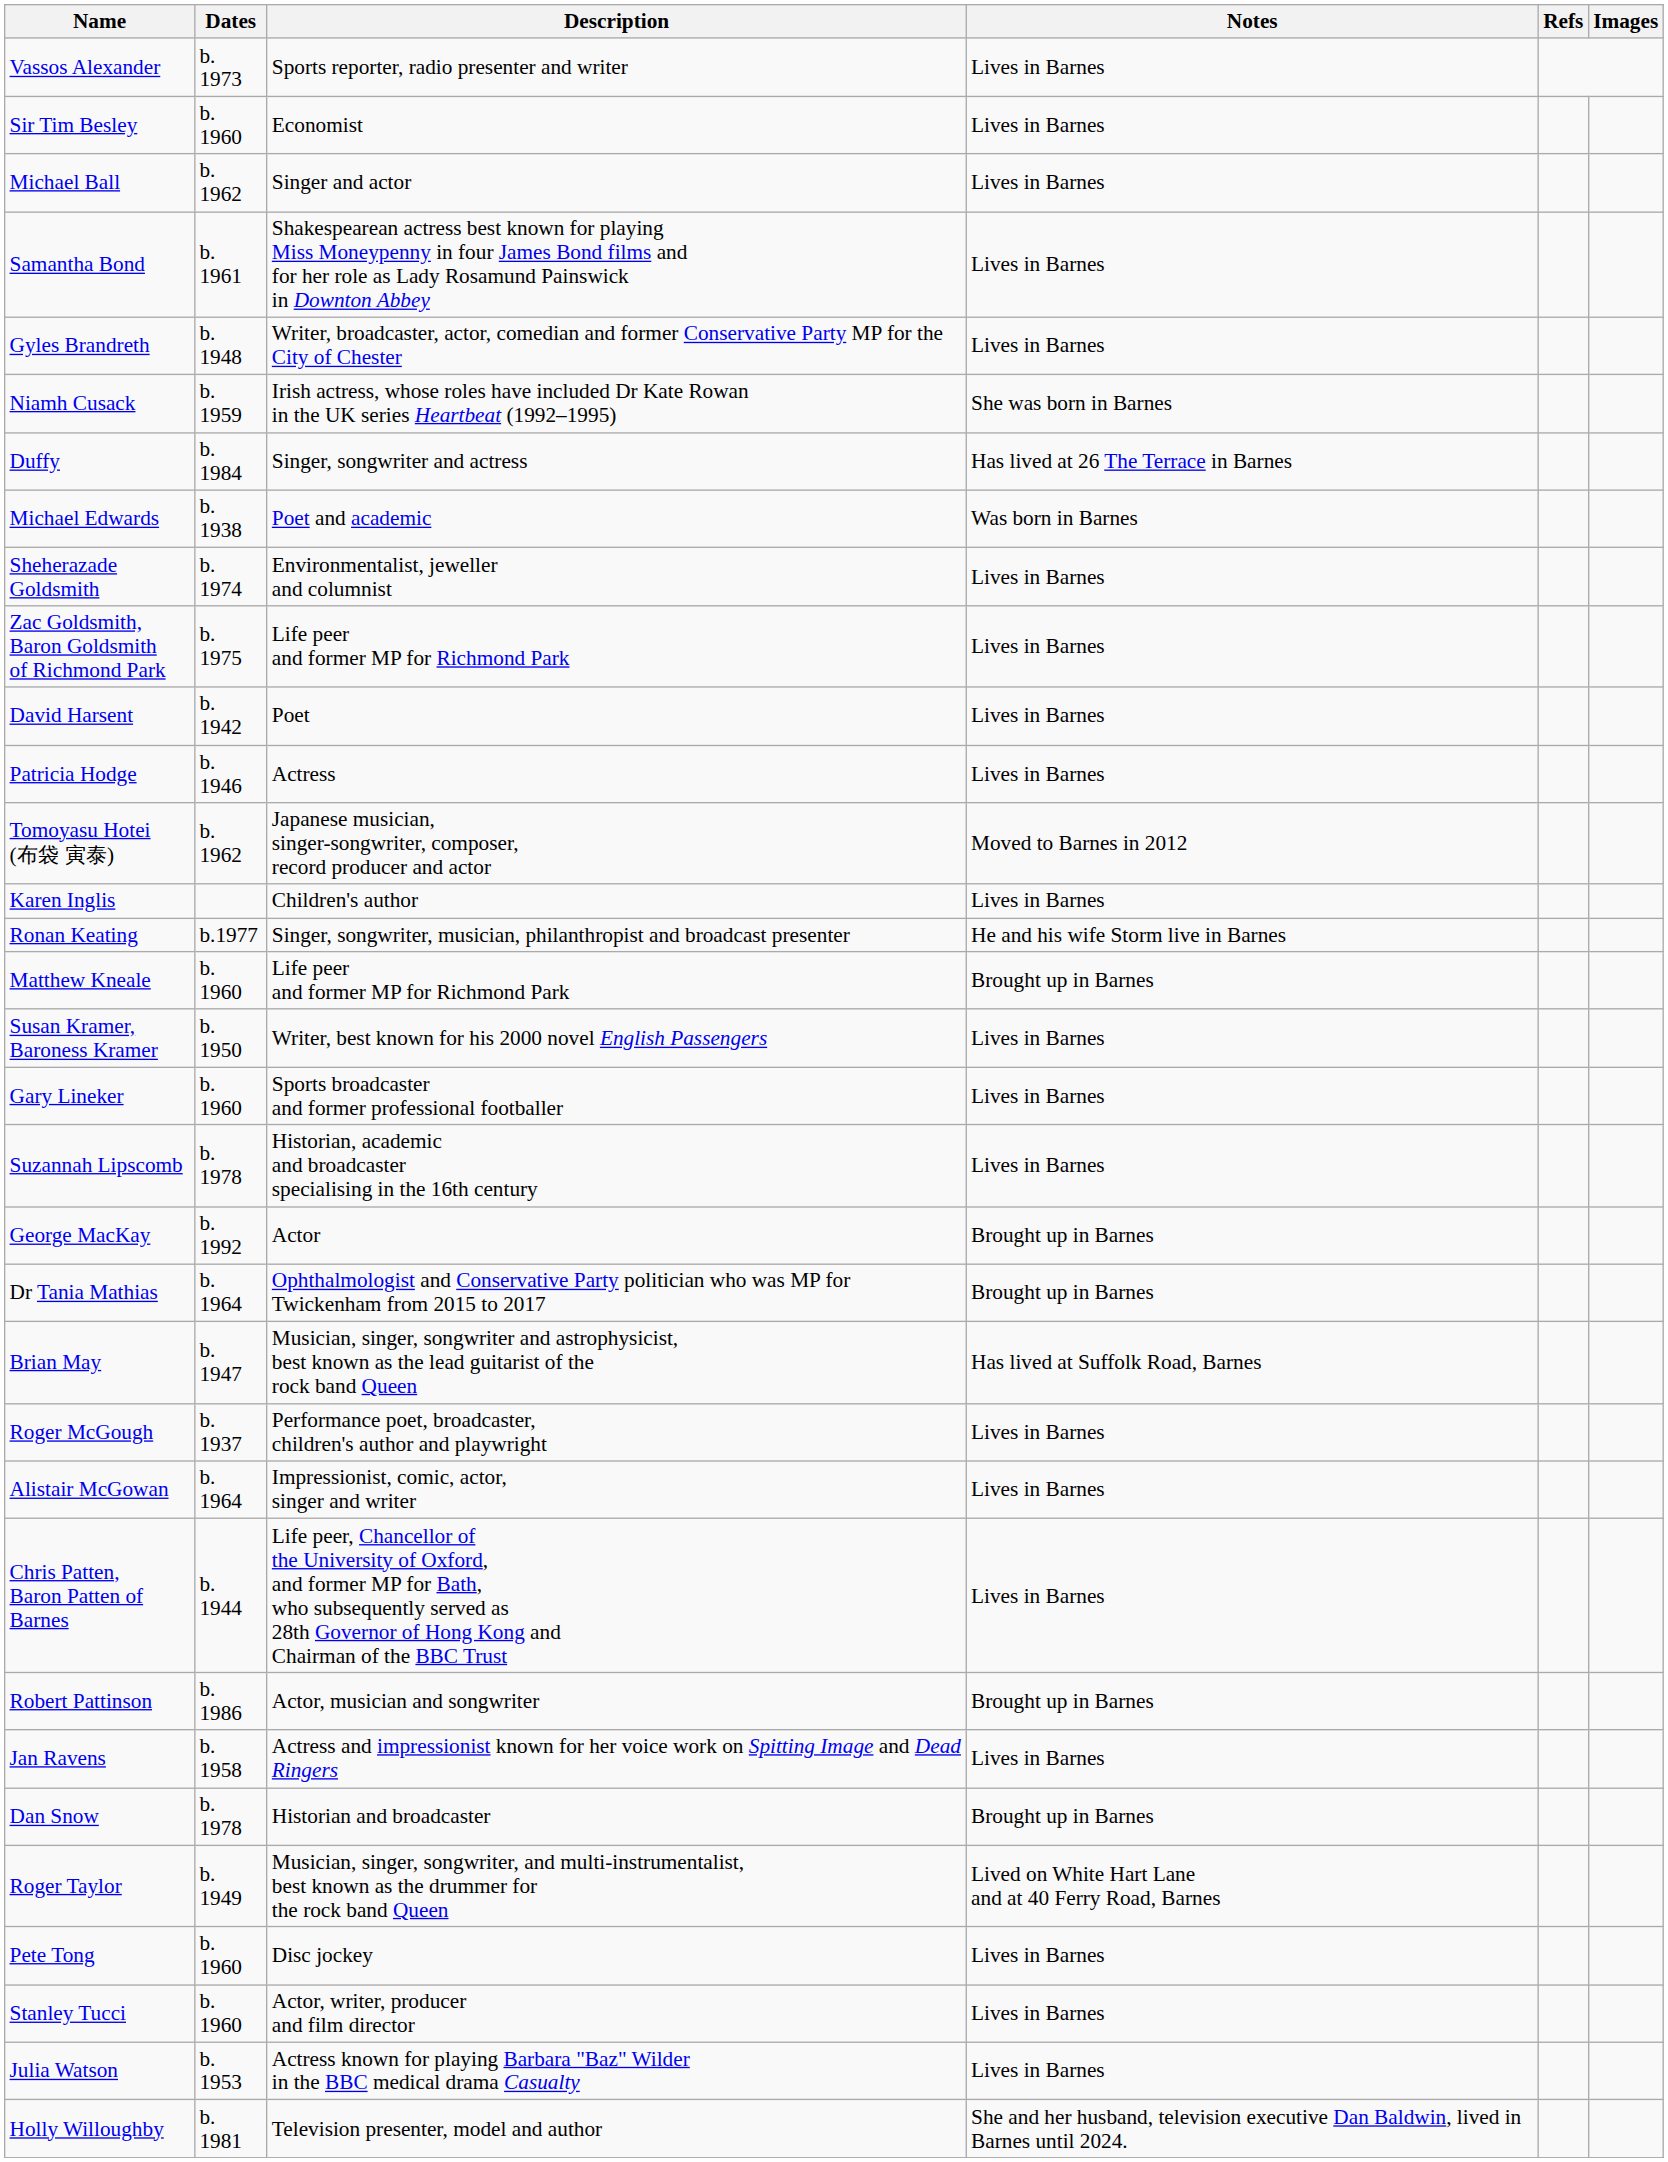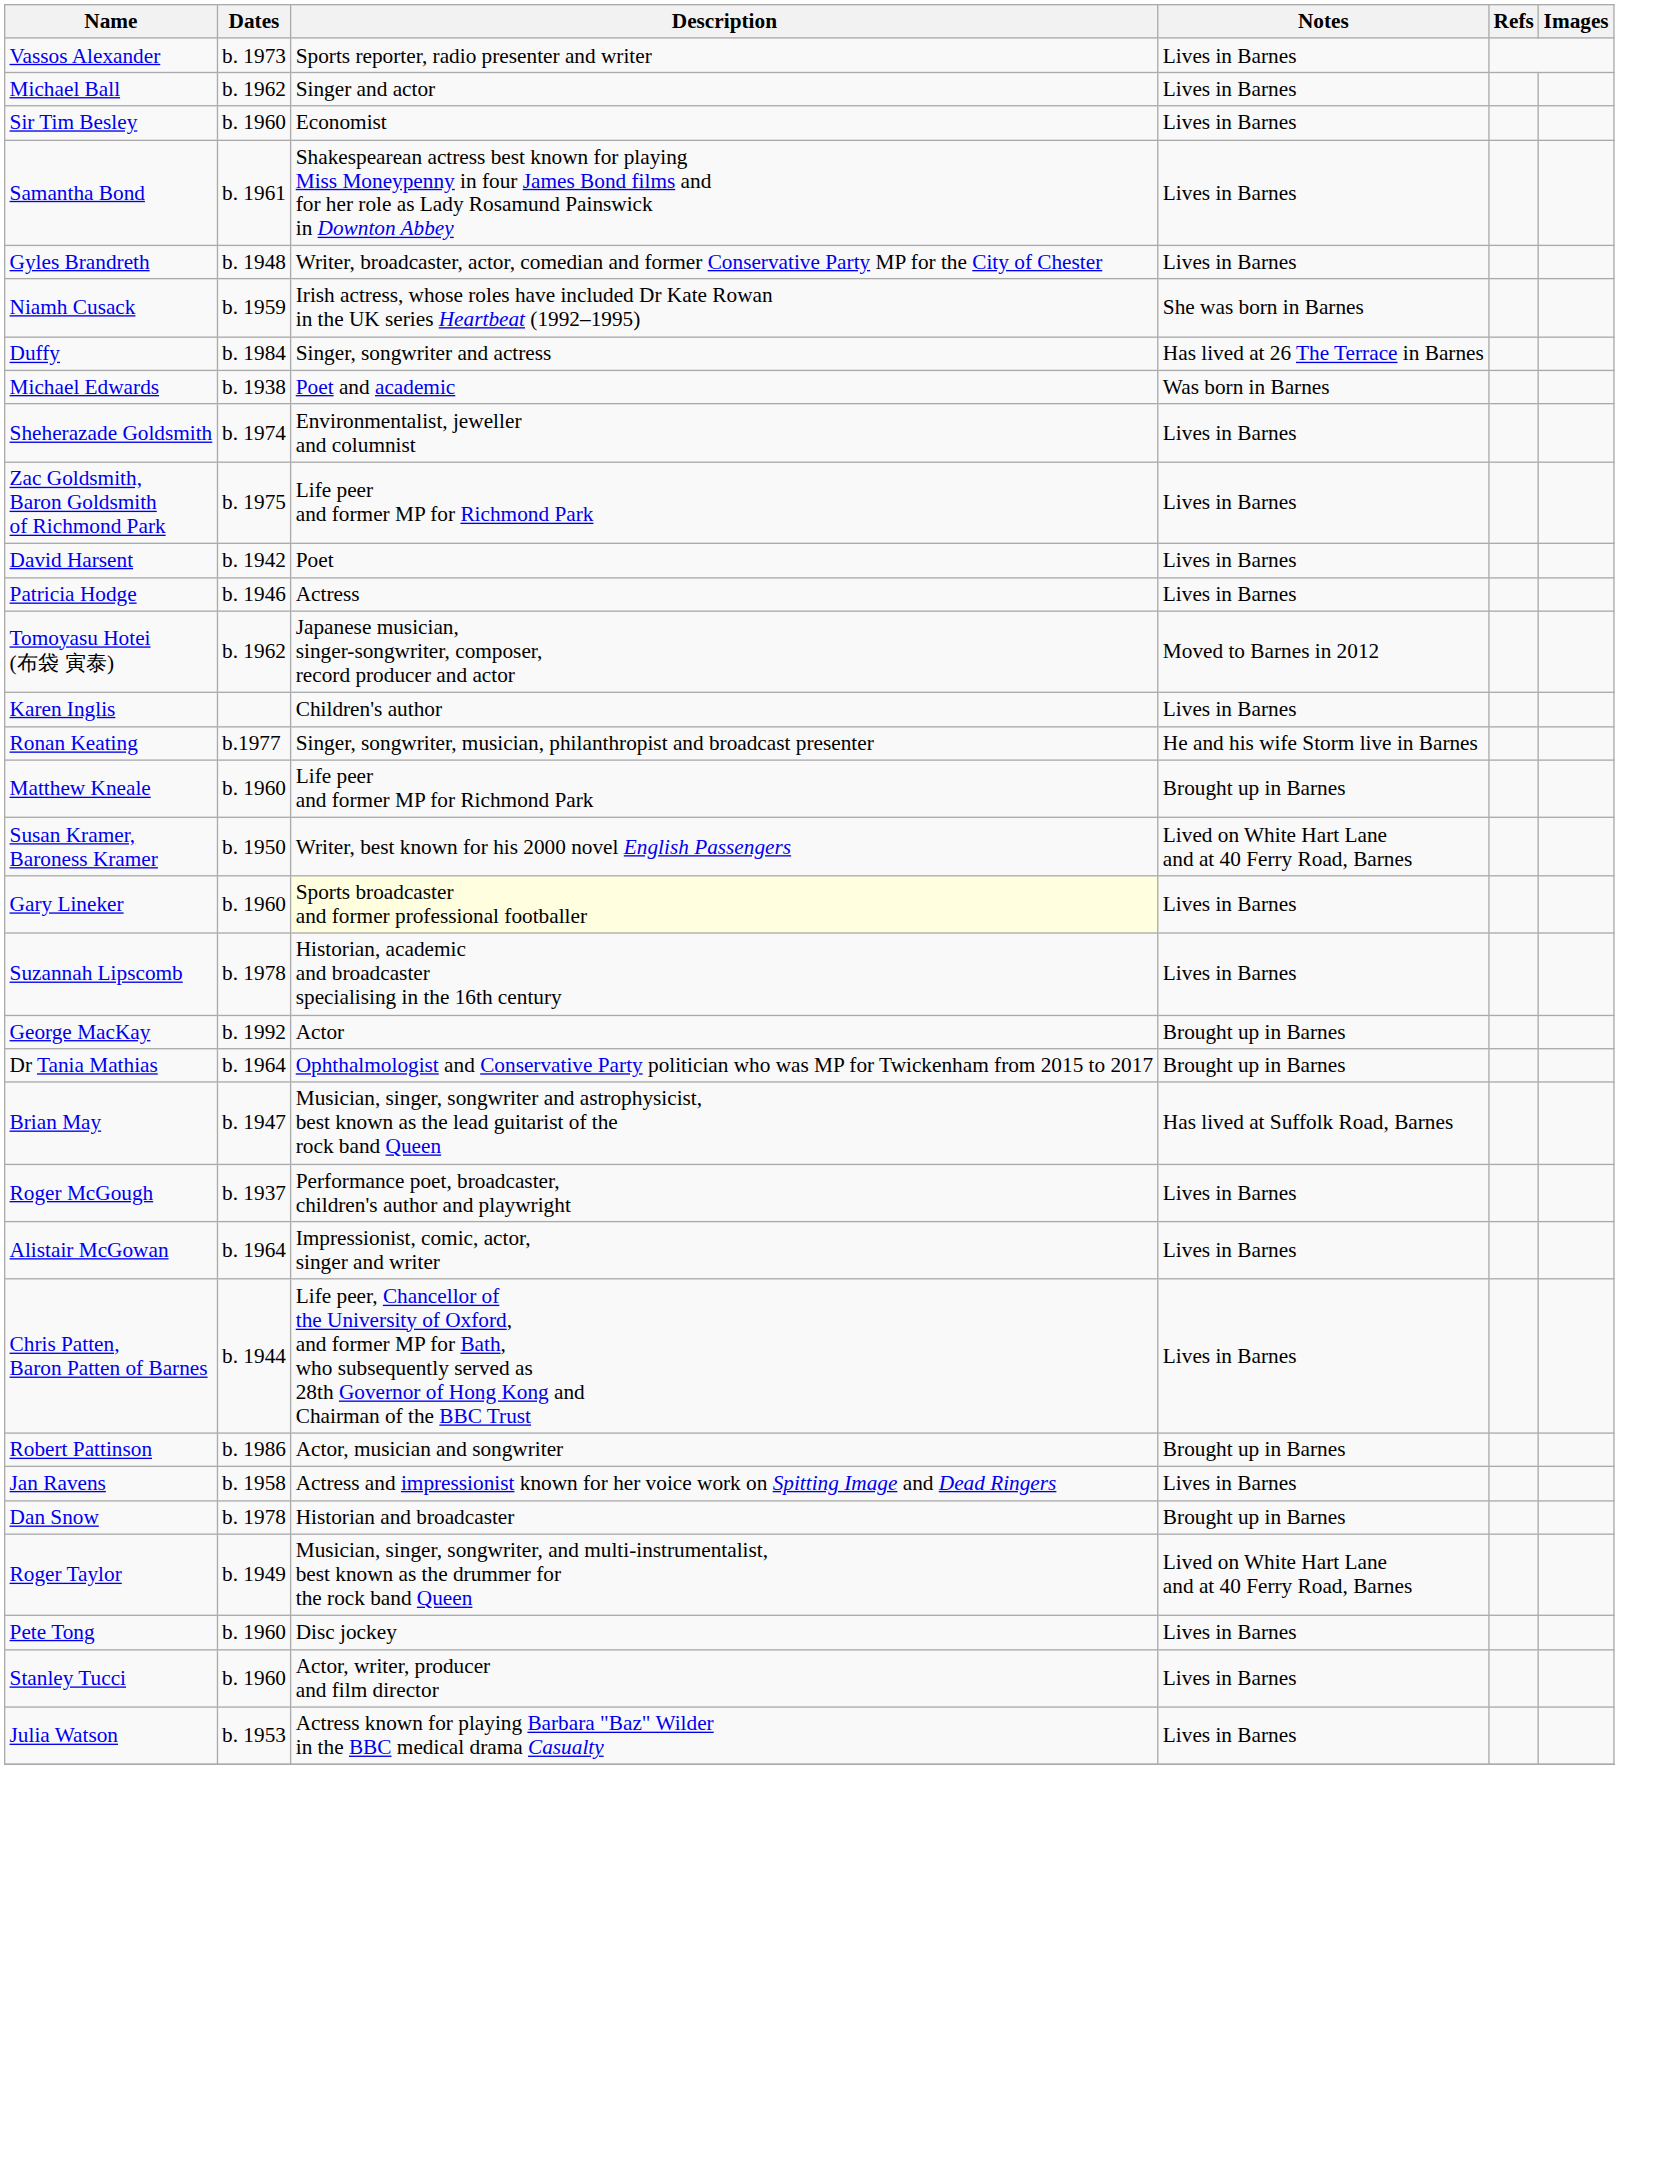rows swapped: (65, 182) <-> (73, 124)
(1038, 1037) Lives in Barnes -> (1288, 846) Lived on White Hart Lane and at 40 Ferry Road, Barnes
(417, 1095) no background -> (441, 904) lightyellow background
- row: (87, 2128)
